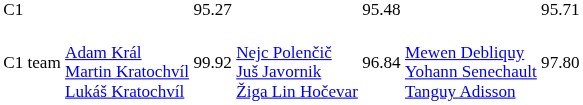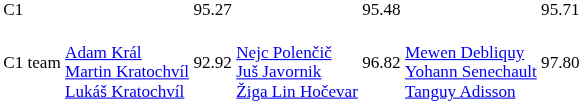(213, 62) 99.92 -> (213, 62) 92.92
(381, 62) 96.84 -> (381, 62) 96.82
